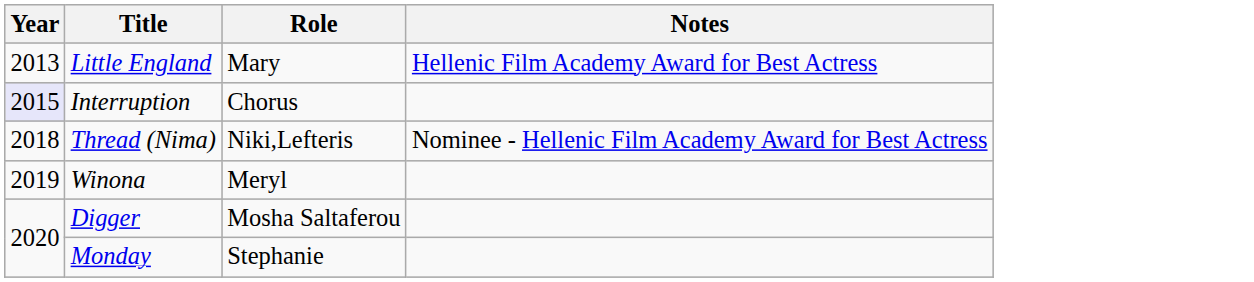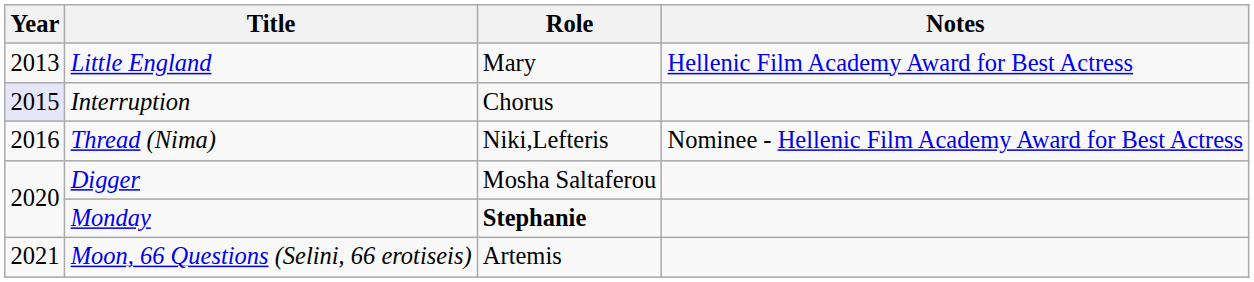(35, 140) 2018 -> (35, 140) 2016
- row: (108, 179)
(276, 256) normal -> (535, 218) bold
+ row: (271, 256)
